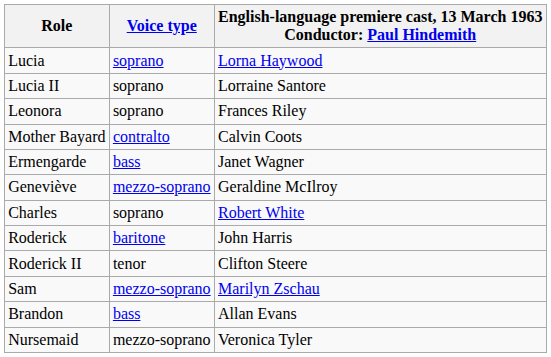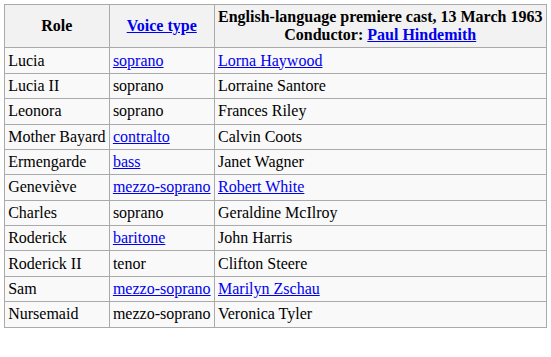(278, 187) Geraldine McIlroy -> (261, 187) Robert White
(261, 212) Robert White -> (278, 212) Geraldine McIlroy
- row: (36, 314)
